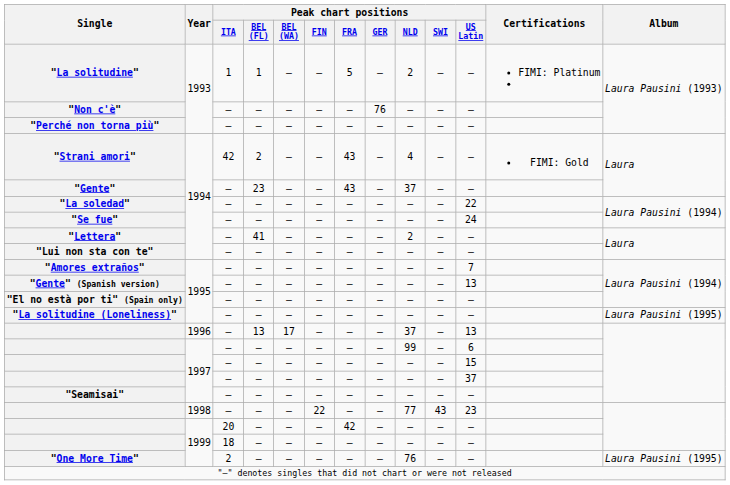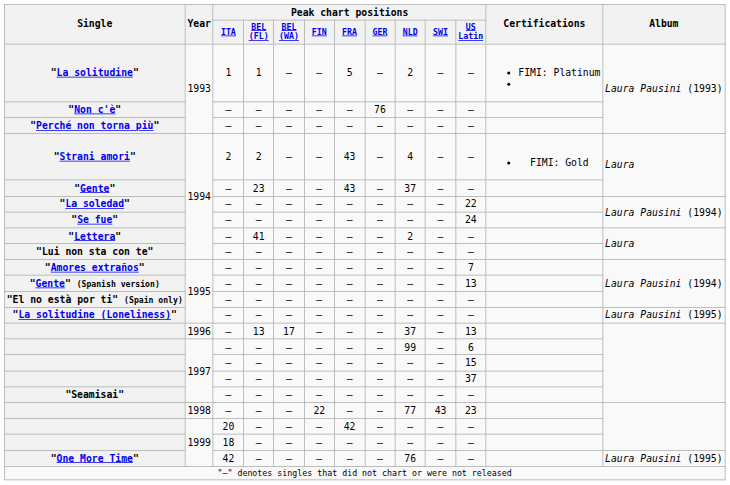(228, 157) 42 -> (228, 157) 2
(228, 458) 2 -> (228, 458) 42
